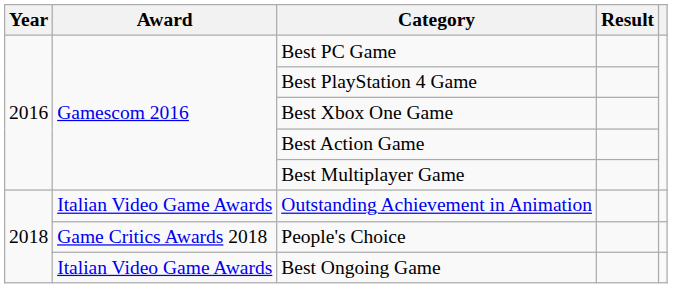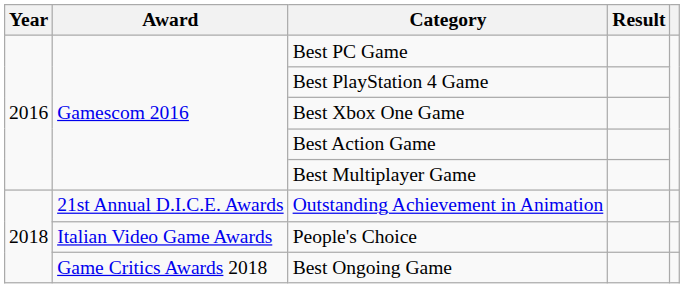(165, 205) Italian Video Game Awards -> (170, 205) 21st Annual D.I.C.E. Awards
(162, 236) Game Critics Awards 2018 -> (165, 236) Italian Video Game Awards
(165, 267) Italian Video Game Awards -> (162, 267) Game Critics Awards 2018
